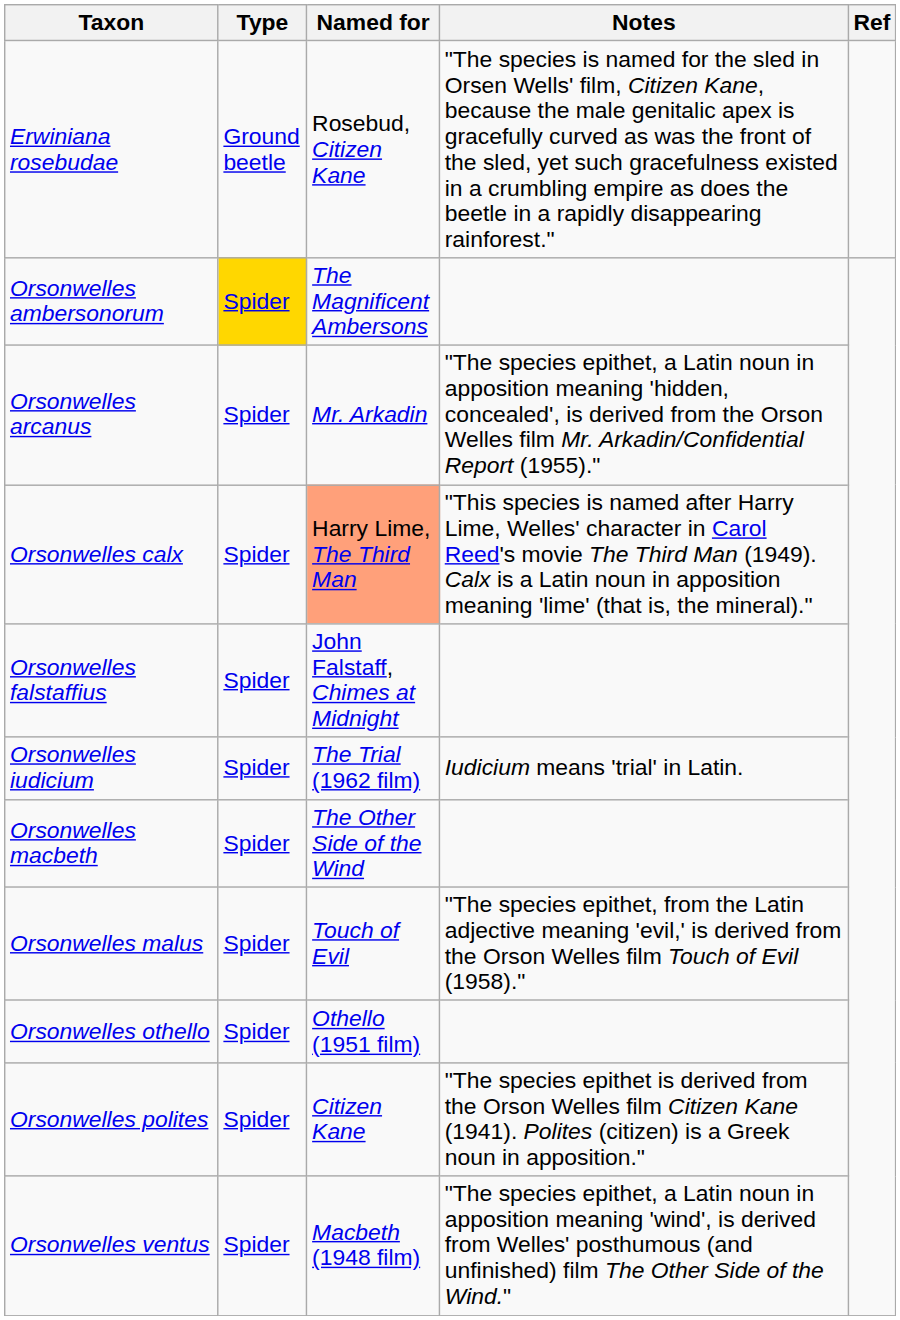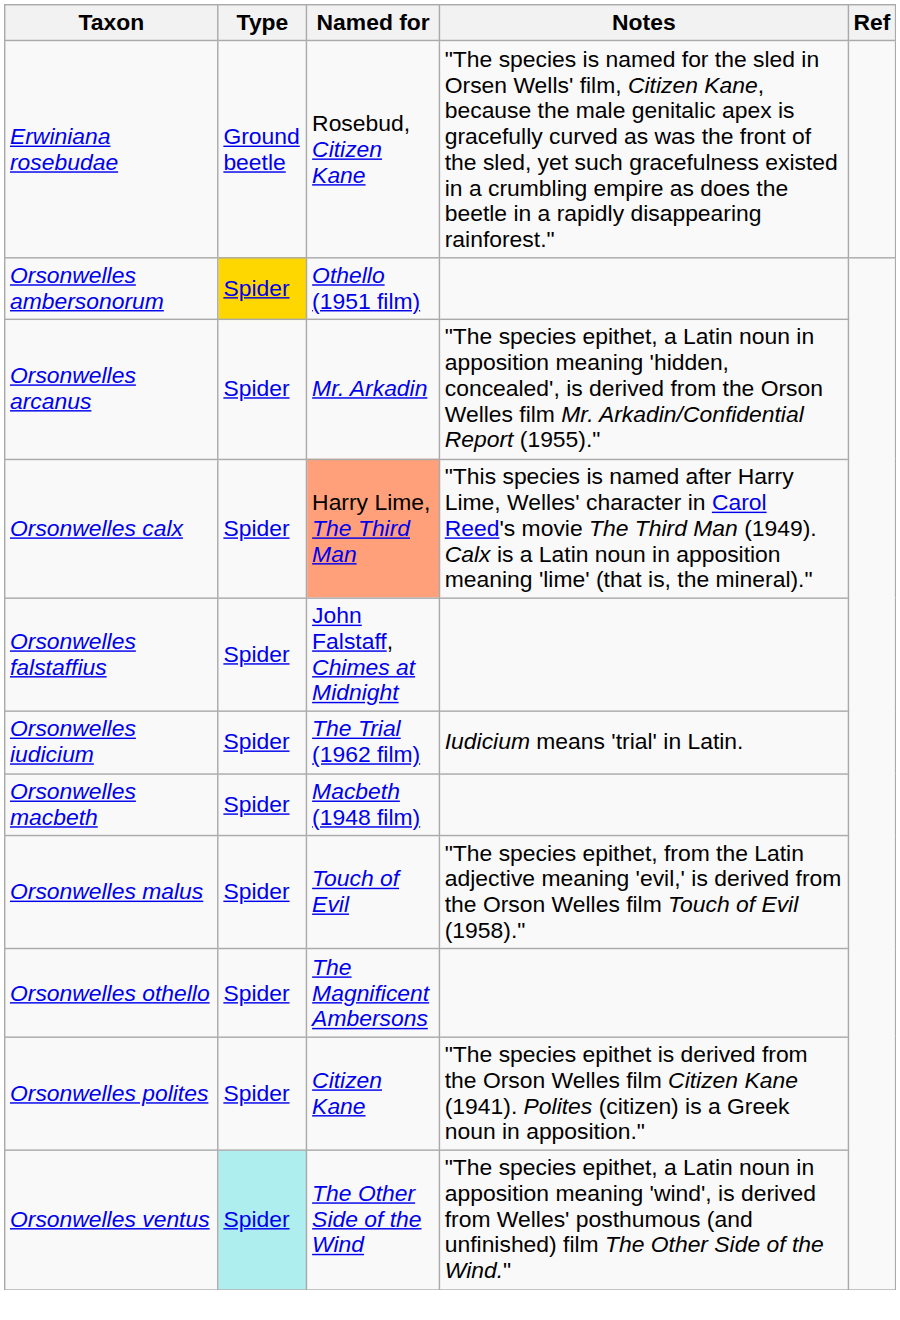(371, 301) The Magnificent Ambersons -> (366, 288) Othello (1951 film)
(367, 842) The Other Side of the Wind -> (366, 804) Macbeth (1948 film)
(366, 1031) Othello (1951 film) -> (371, 992) The Magnificent Ambersons
(256, 1245) no background -> (256, 1219) paleturquoise background
(366, 1245) Macbeth (1948 film) -> (367, 1219) The Other Side of the Wind
